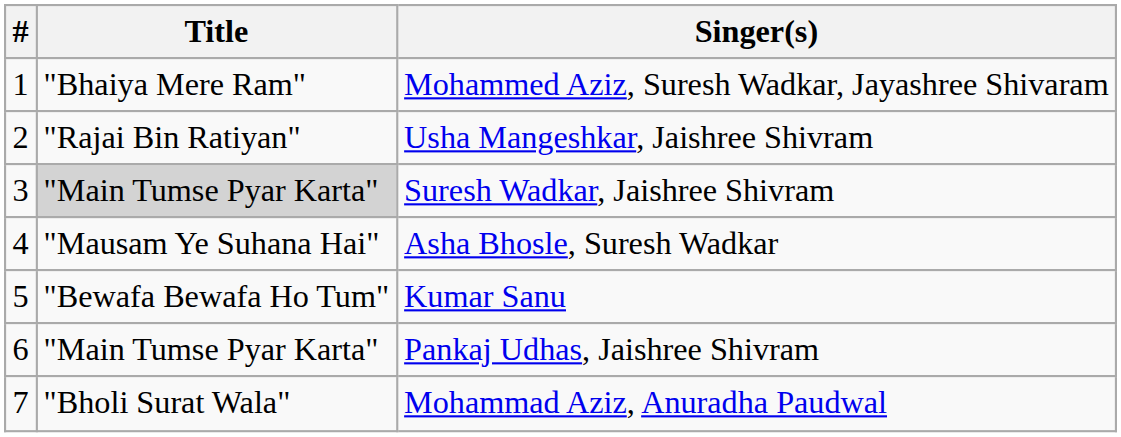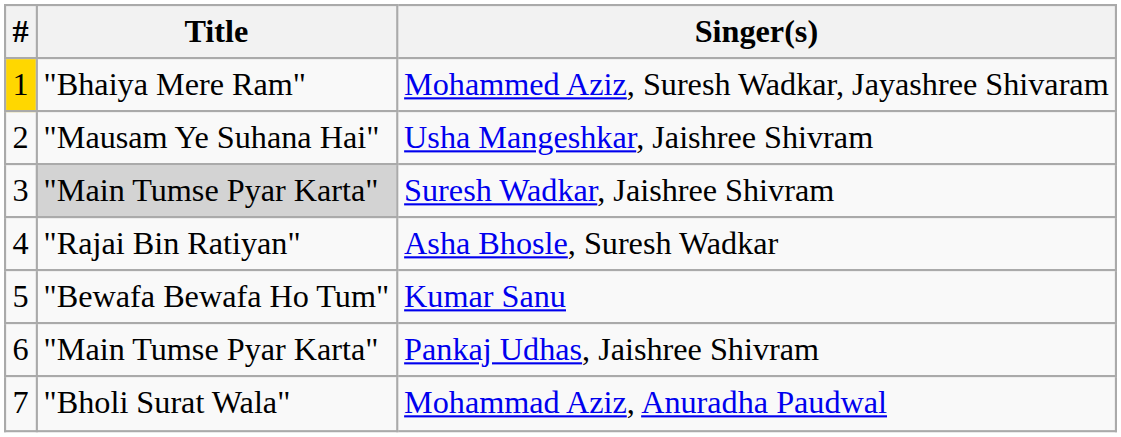(21, 84) no background -> (21, 84) gold background
(172, 137) "Rajai Bin Ratiyan" -> (211, 137) "Mausam Ye Suhana Hai"
(211, 243) "Mausam Ye Suhana Hai" -> (172, 243) "Rajai Bin Ratiyan"
